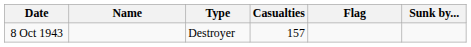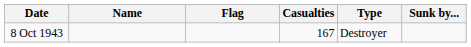columns swapped: (355, 13) <-> (218, 13)
(296, 32) 157 -> (326, 32) 167
